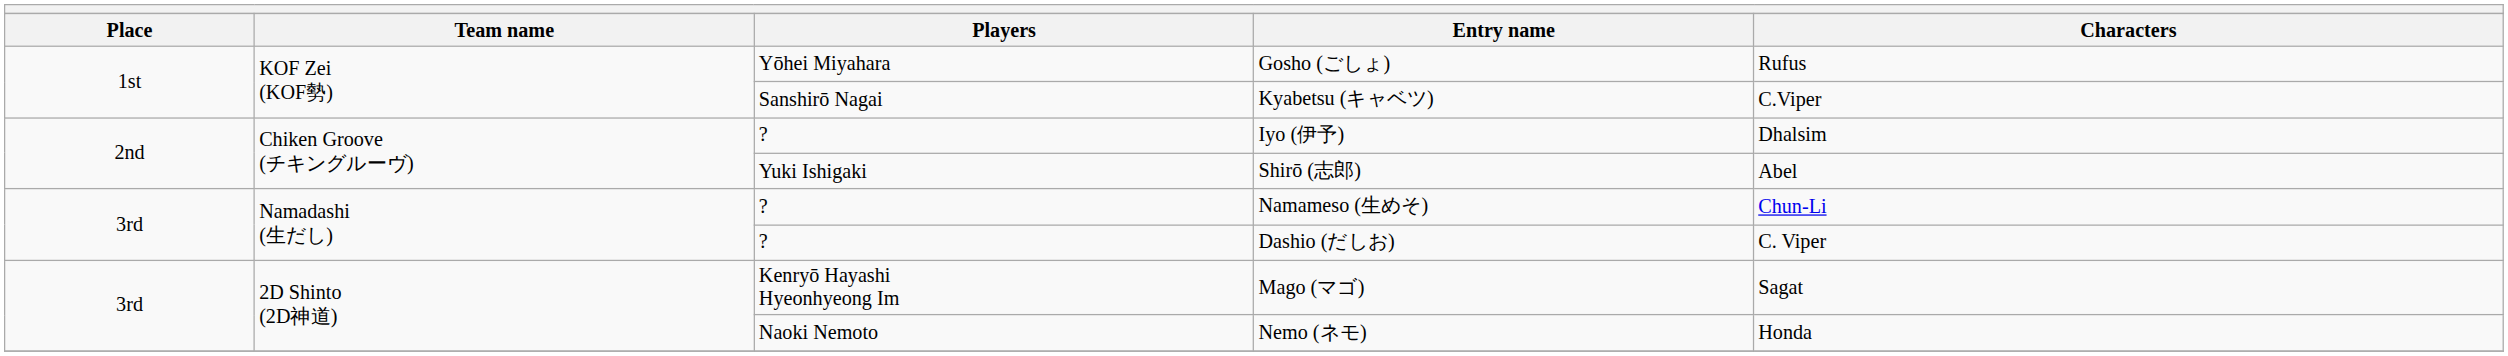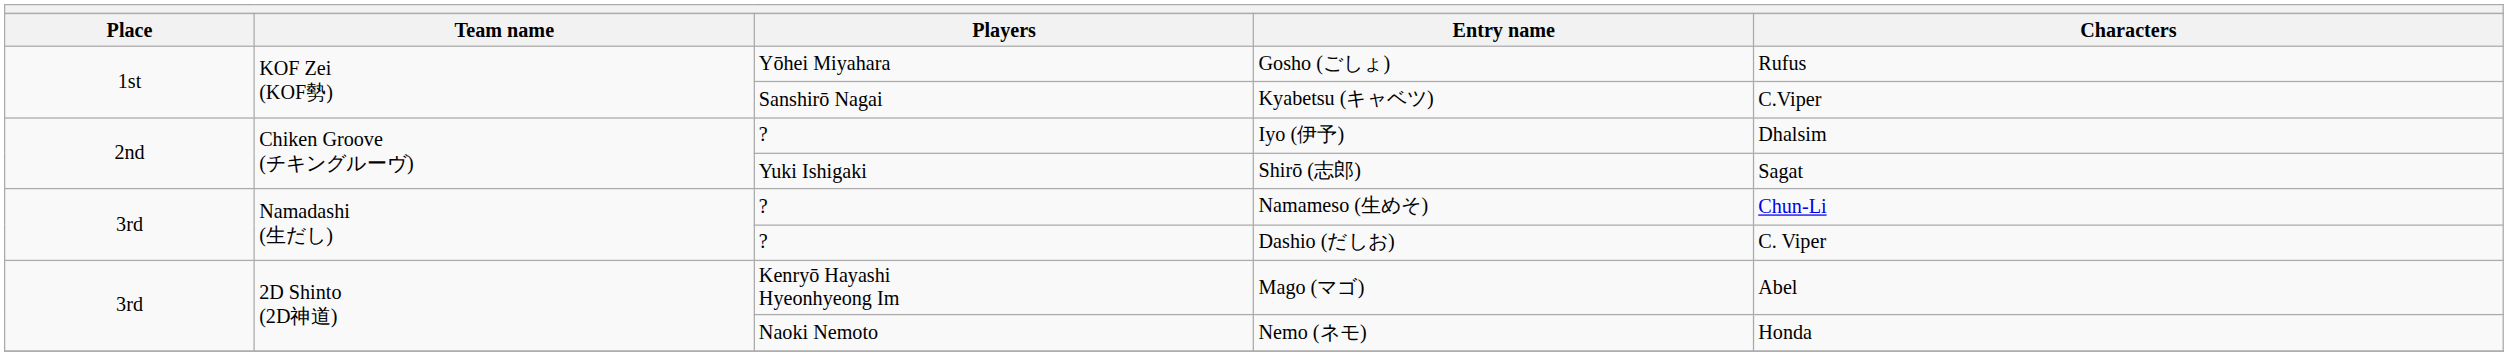(1778, 170) Abel -> (1781, 170) Sagat
(1781, 287) Sagat -> (1778, 287) Abel
